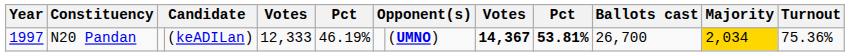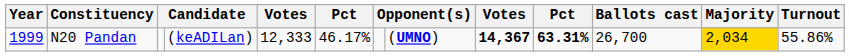(26, 39) 1997 -> (26, 39) 1999
(344, 39) 46.19% -> (344, 39) 46.17%
(563, 39) 53.81% -> (563, 39) 63.31%
(807, 39) 75.36% -> (807, 39) 55.86%
